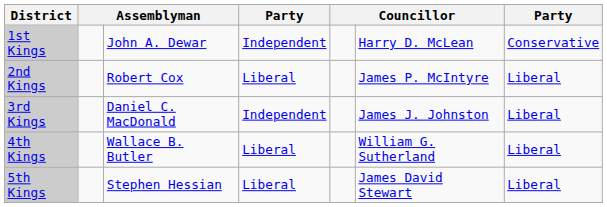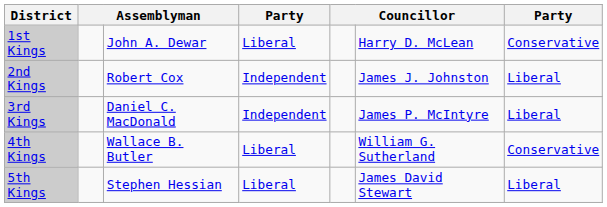(284, 43) Independent -> (269, 43) Liberal
(269, 78) Liberal -> (284, 78) Independent
(424, 78) James P. McIntyre -> (424, 78) James J. Johnston
(424, 114) James J. Johnston -> (424, 114) James P. McIntyre
(534, 149) Liberal -> (553, 149) Conservative
